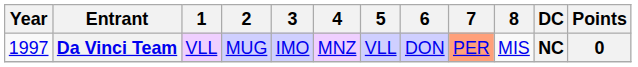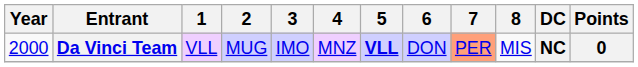(29, 47) 1997 -> (29, 47) 2000
(381, 47) normal -> (382, 47) bold
